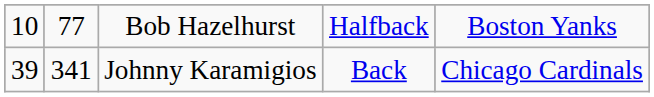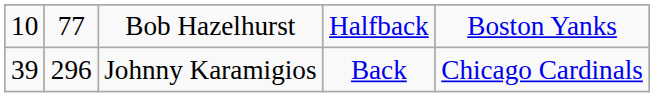(71, 69) 341 -> (71, 69) 296
